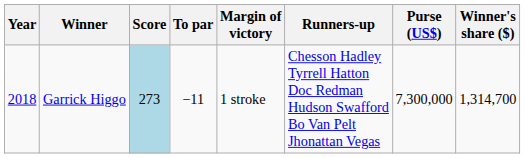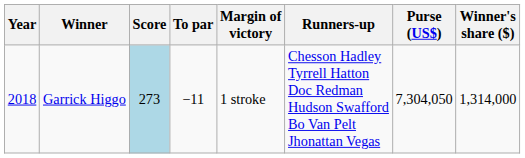(424, 99) 7,300,000 -> (424, 99) 7,304,050
(488, 99) 1,314,700 -> (488, 99) 1,314,000
